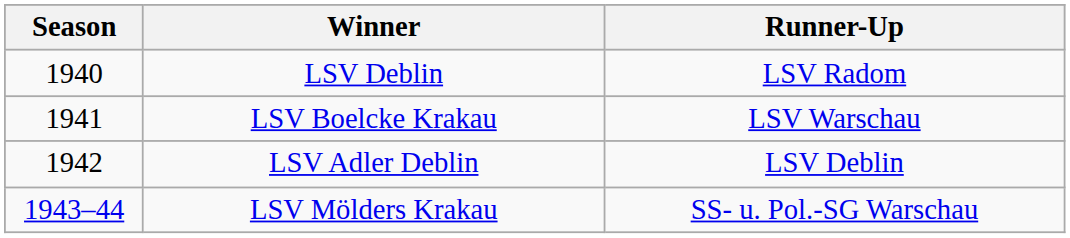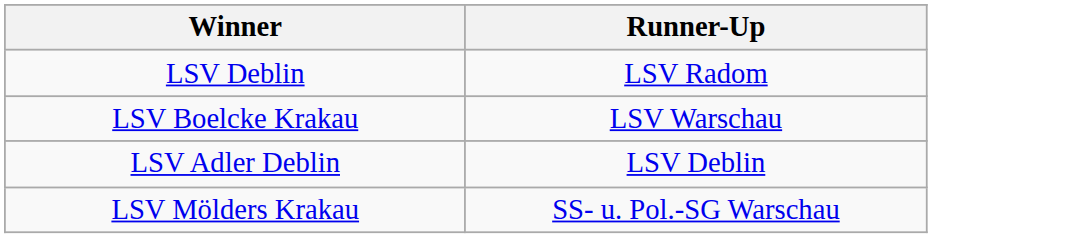- column: (74, 27)
